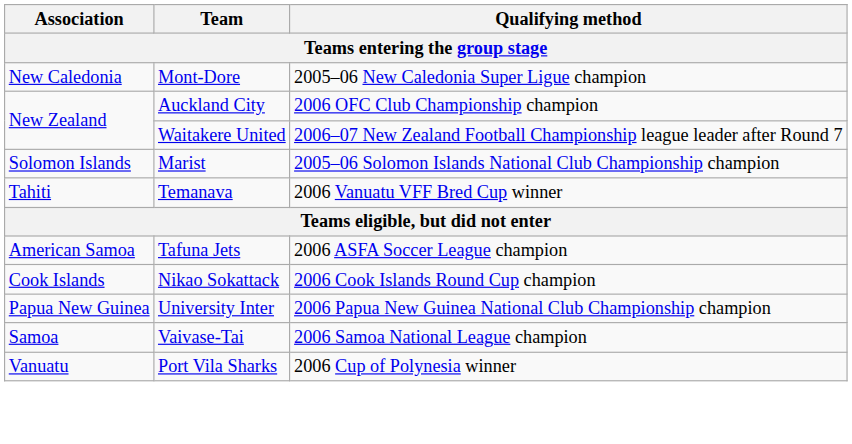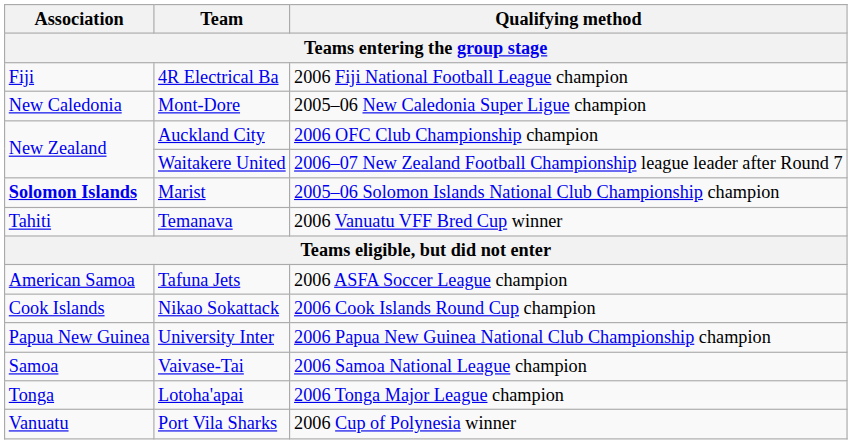+ row: (218, 76)
(70, 163) normal -> (73, 192) bold
+ row: (201, 395)
